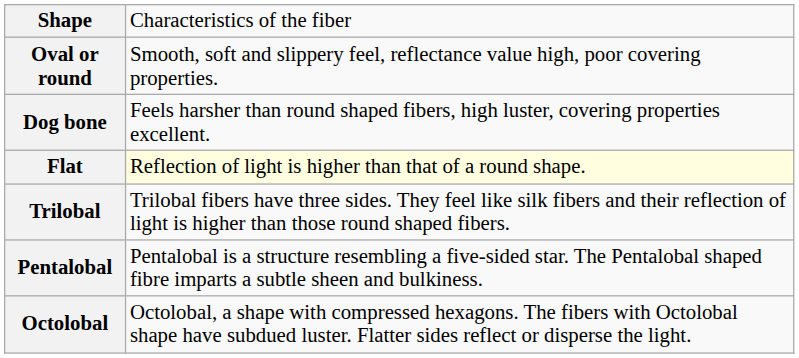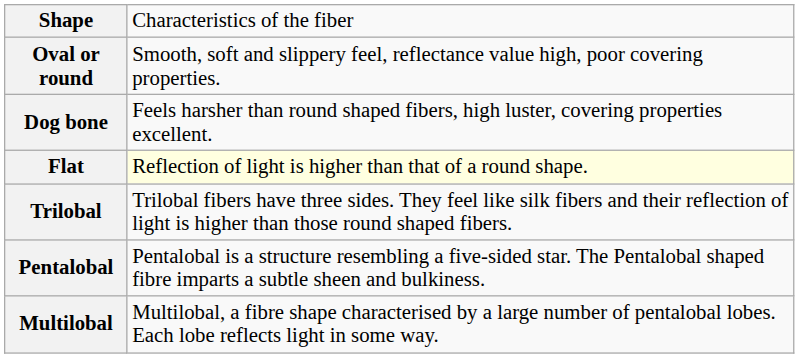- row: (65, 324)
+ row: (66, 324)
